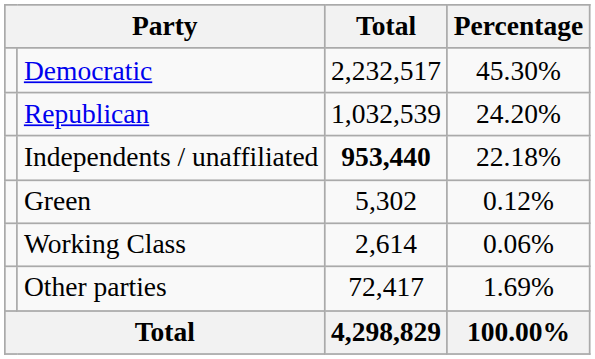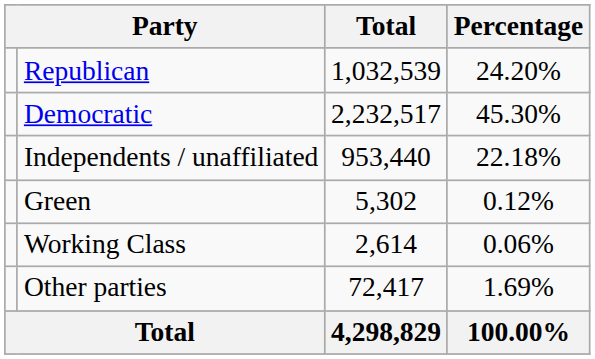rows swapped: (88, 69) <-> (87, 113)
(386, 157) bold -> (386, 157) normal
